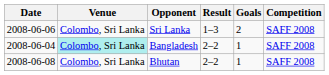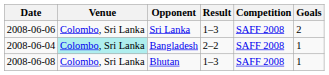columns swapped: (294, 12) <-> (249, 12)
(211, 62) 2–2 -> (211, 62) 1–3
